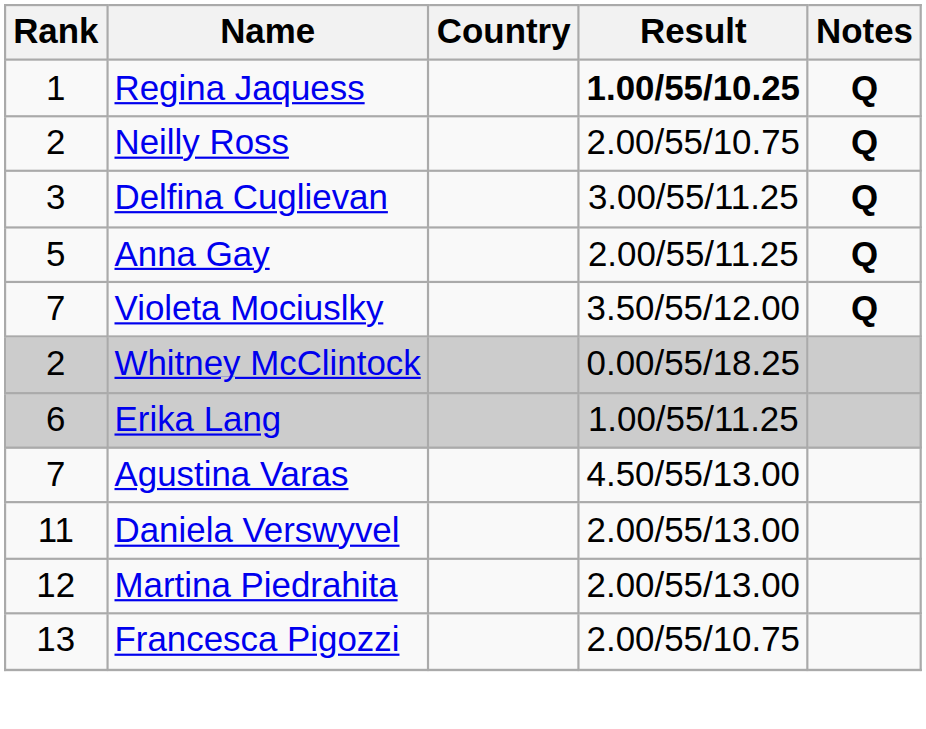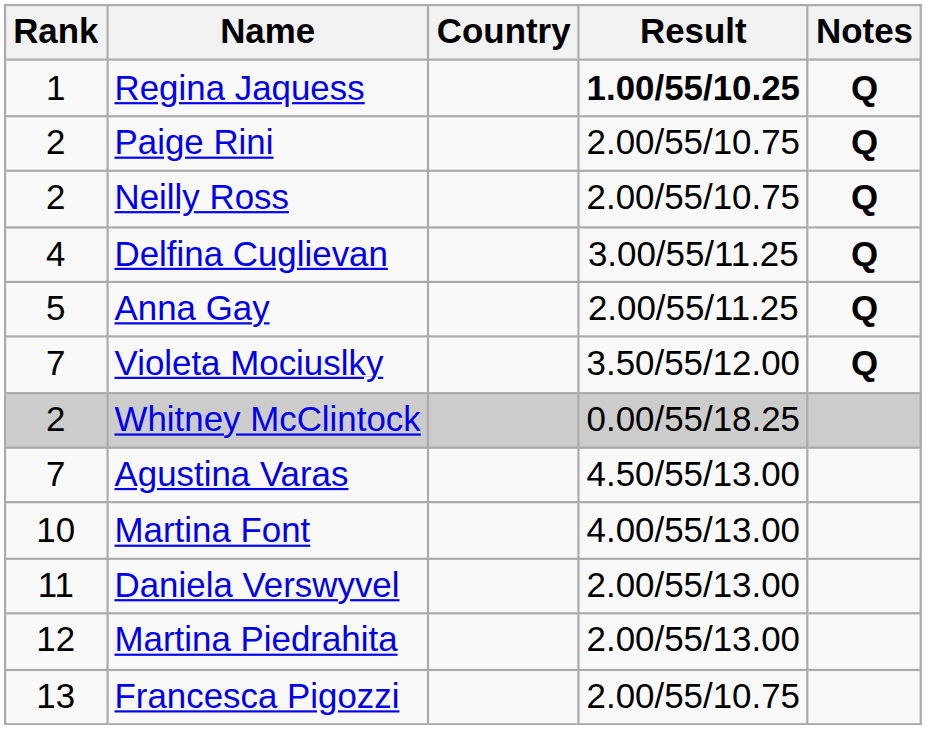+ row: (194, 142)
(56, 198) 3 -> (56, 253) 4
- row: (198, 419)
+ row: (212, 530)
